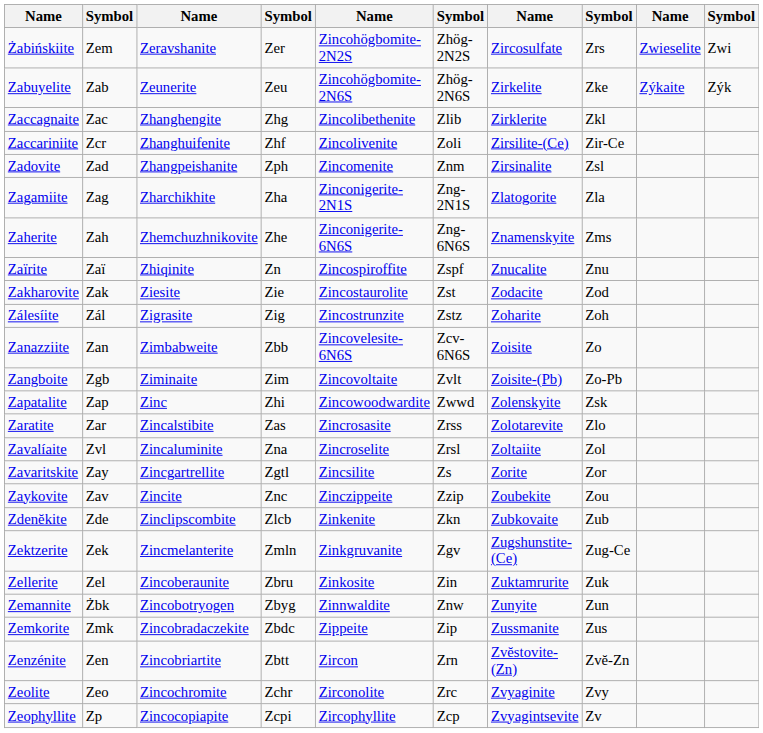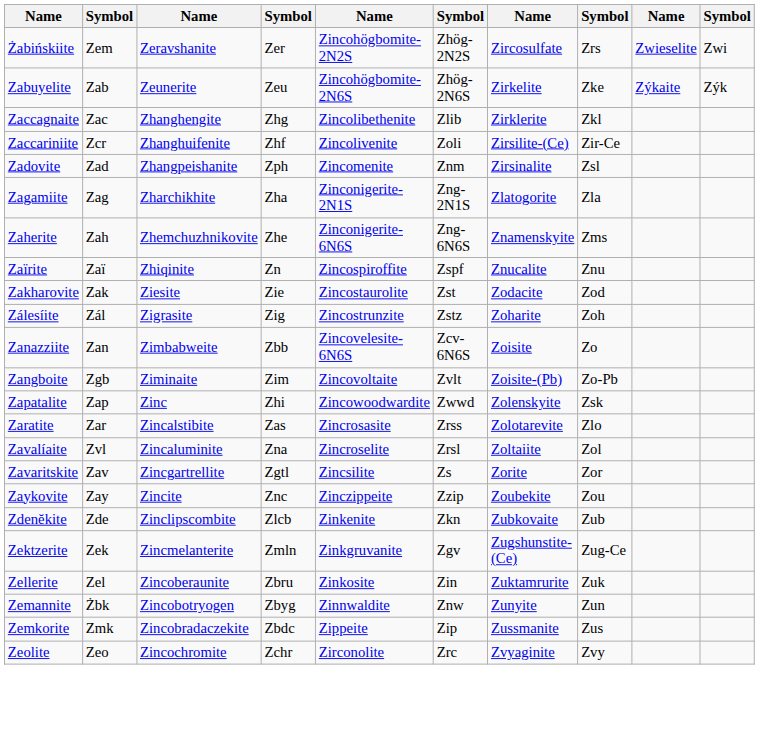(97, 472) Zay -> (97, 472) Zav
(97, 495) Zav -> (97, 495) Zay
- row: (37, 660)
- row: (42, 715)
